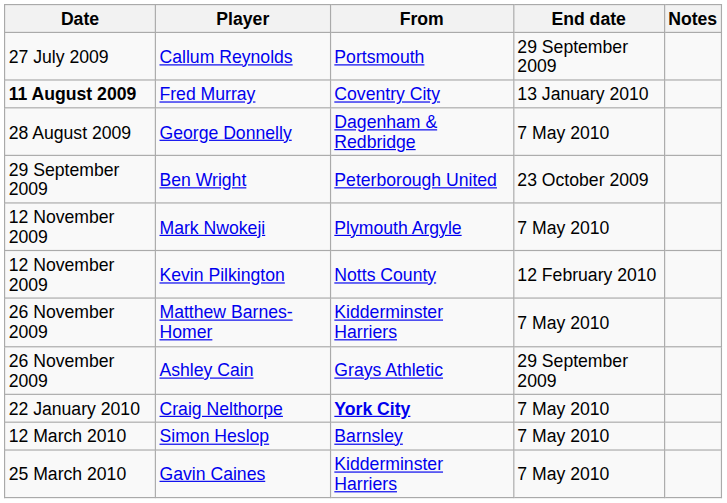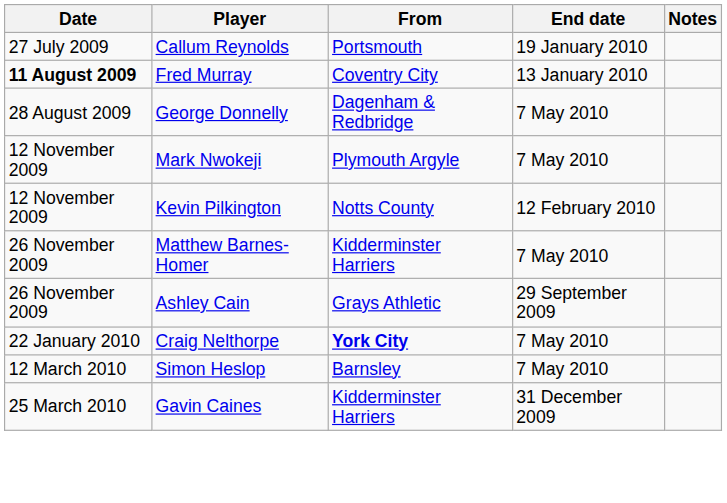(573, 56) 29 September 2009 -> (582, 47) 19 January 2010
- row: (203, 180)
(563, 474) 7 May 2010 -> (569, 406) 31 December 2009
